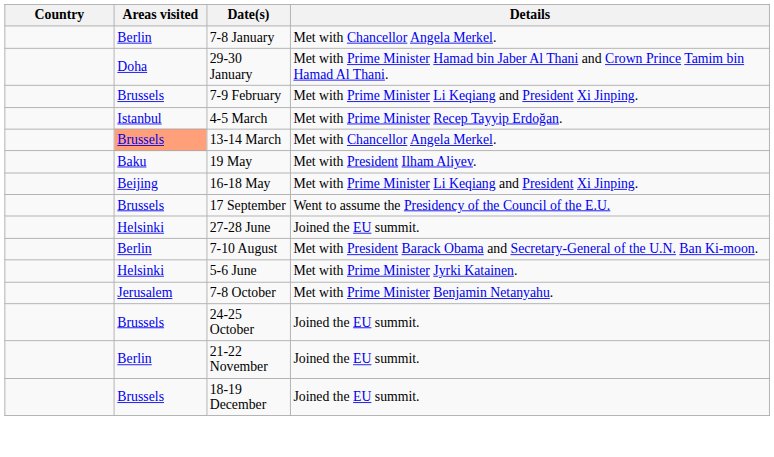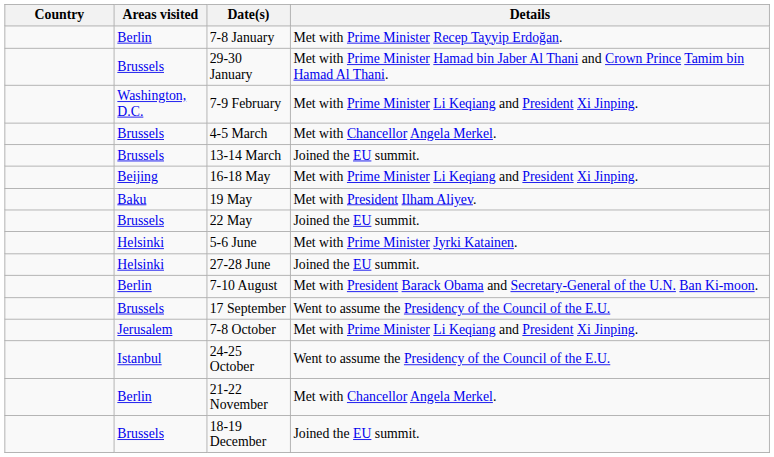(395, 37) Met with Chancellor Angela Merkel. -> (428, 37) Met with Prime Minister Recep Tayyip Erdoğan.
(132, 66) Doha -> (141, 66) Brussels
(141, 96) Brussels -> (152, 104) Washington, D.C.
(140, 118) Istanbul -> (141, 133) Brussels
(428, 118) Met with Prime Minister Recep Tayyip Erdoğan. -> (395, 133) Met with Chancellor Angela Merkel.
(141, 140) lightsalmon background -> (141, 155) no background
(395, 140) Met with Chancellor Angela Merkel. -> (357, 155) Joined the EU summit.
rows swapped: (240, 183) <-> (231, 161)
+ row: (231, 220)
rows swapped: (233, 270) <-> (248, 205)
(423, 292) Met with Prime Minister Benjamin Netanyahu. -> (466, 330) Met with Prime Minister Li Keqiang and President Xi Jinping.
(141, 322) Brussels -> (140, 359) Istanbul
(357, 322) Joined the EU summit. -> (452, 359) Went to assume the Presidency of the Council of the E.U.
(357, 359) Joined the EU summit. -> (395, 396) Met with Chancellor Angela Merkel.
